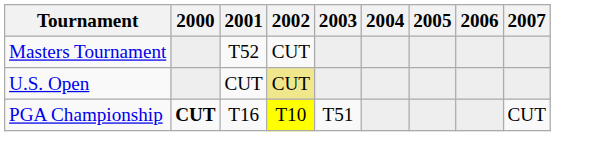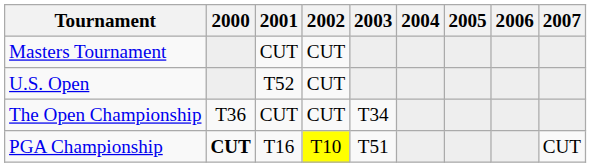(244, 52) T52 -> (279, 52) CUT
(244, 83) CUT -> (279, 83) T52
(291, 83) khaki background -> (326, 83) no background
+ row: (105, 115)
